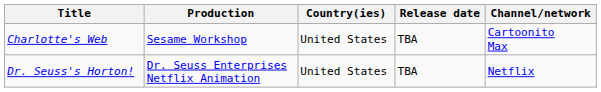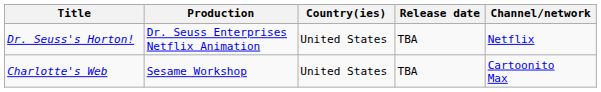rows swapped: (71, 71) <-> (57, 39)
